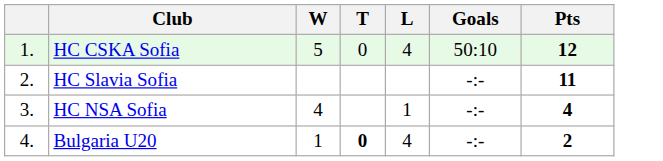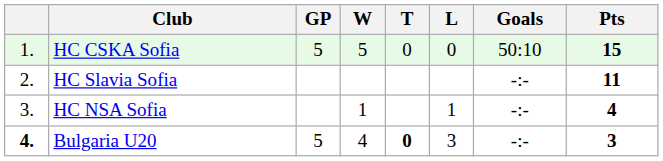+ column: (318, 19)
(407, 49) 4 -> (452, 49) 0
(567, 49) 12 -> (612, 49) 15
(318, 110) 4 -> (363, 110) 1
(27, 140) normal -> (27, 140) bold
(318, 140) 1 -> (363, 140) 4
(407, 140) 4 -> (452, 140) 3
(567, 140) 2 -> (612, 140) 3
